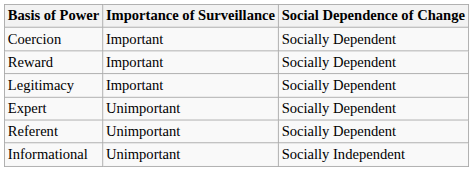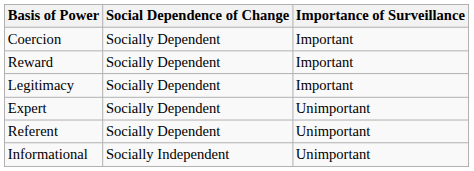columns swapped: (373, 16) <-> (190, 16)
